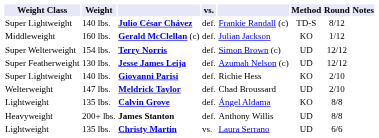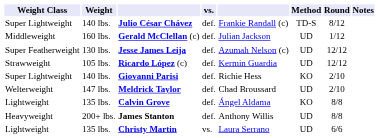(306, 36) KO -> (306, 36) UD
- row: (143, 50)
+ row: (153, 63)
